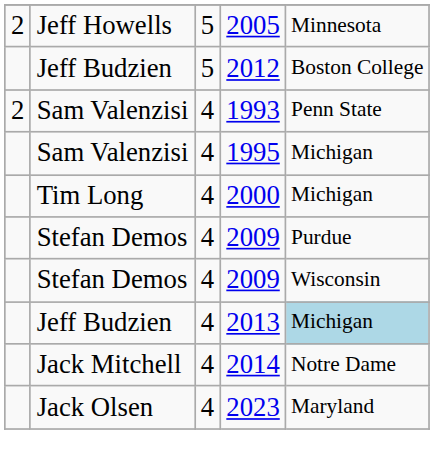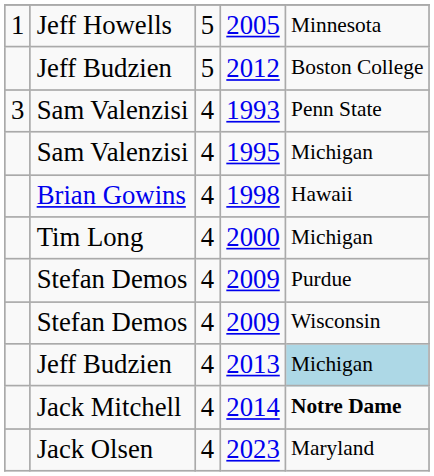(18, 25) 2 -> (18, 25) 1
(18, 110) 2 -> (18, 110) 3
+ row: (111, 195)
(344, 364) normal -> (346, 407) bold
